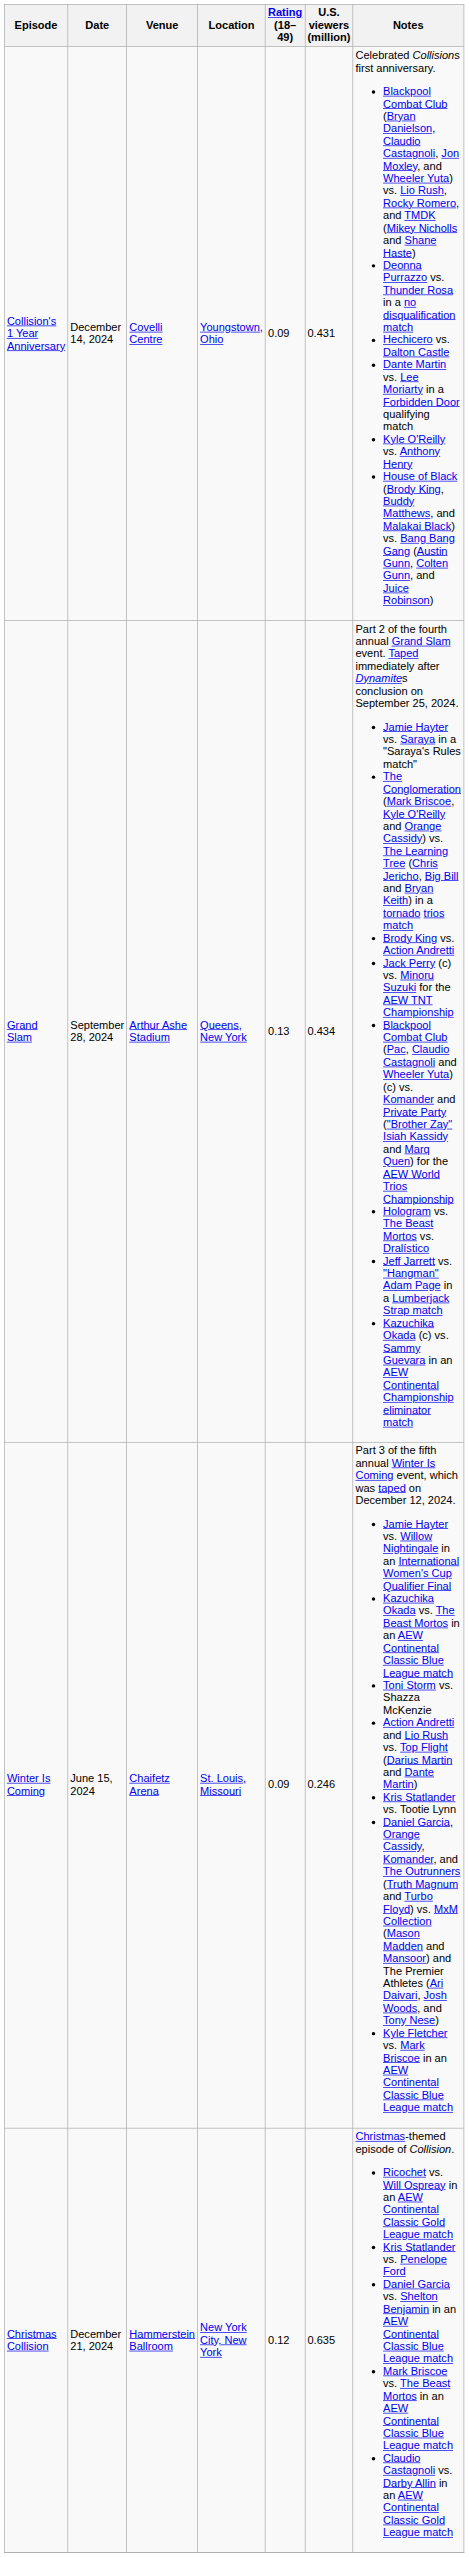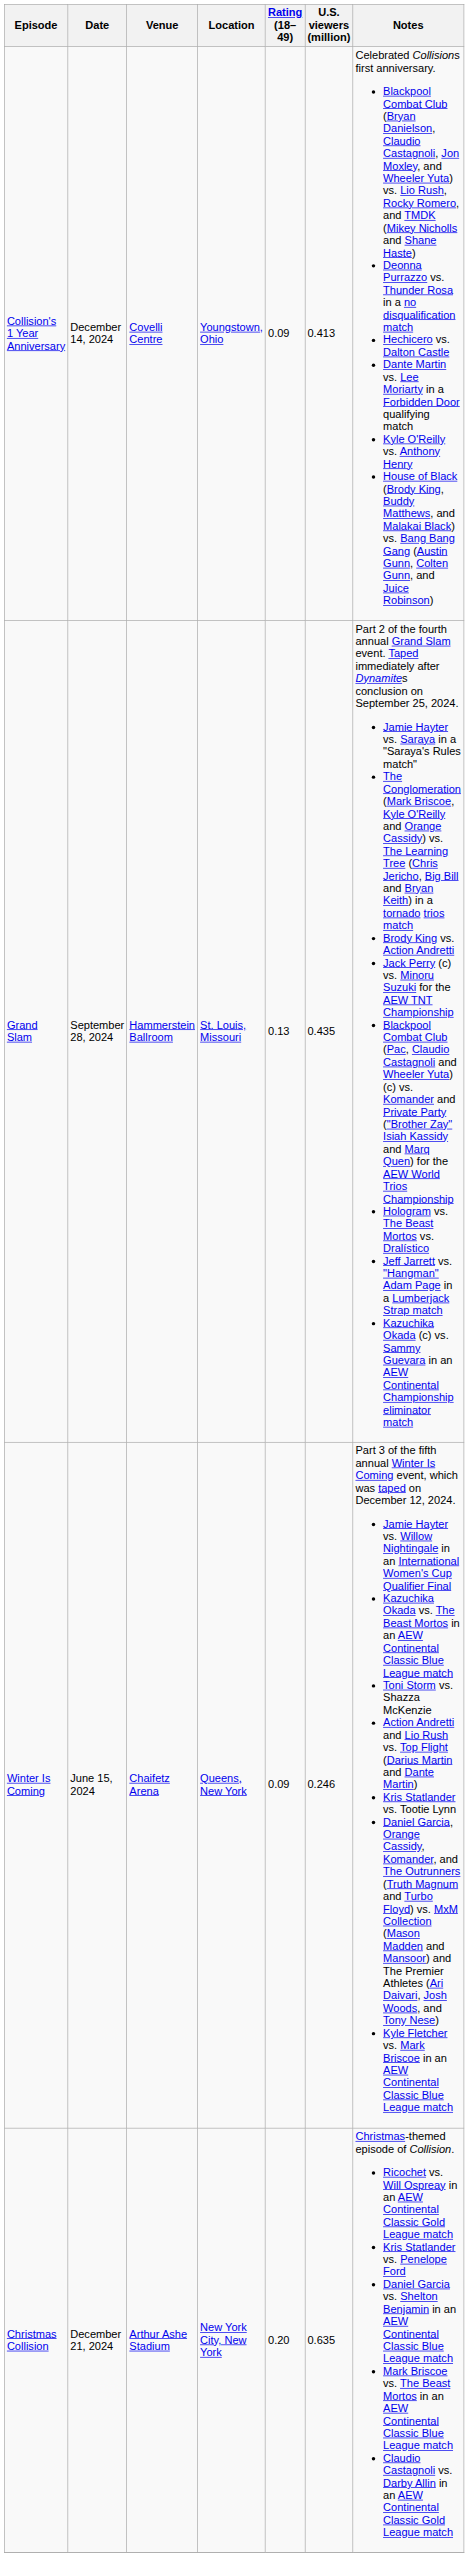(321, 333) 0.431 -> (321, 333) 0.413
(158, 1031) Arthur Ashe Stadium -> (162, 1031) Hammerstein Ballroom
(223, 1031) Queens, New York -> (223, 1031) St. Louis, Missouri
(321, 1031) 0.434 -> (321, 1031) 0.435
(223, 1785) St. Louis, Missouri -> (223, 1785) Queens, New York
(162, 2340) Hammerstein Ballroom -> (158, 2340) Arthur Ashe Stadium
(279, 2340) 0.12 -> (279, 2340) 0.20
